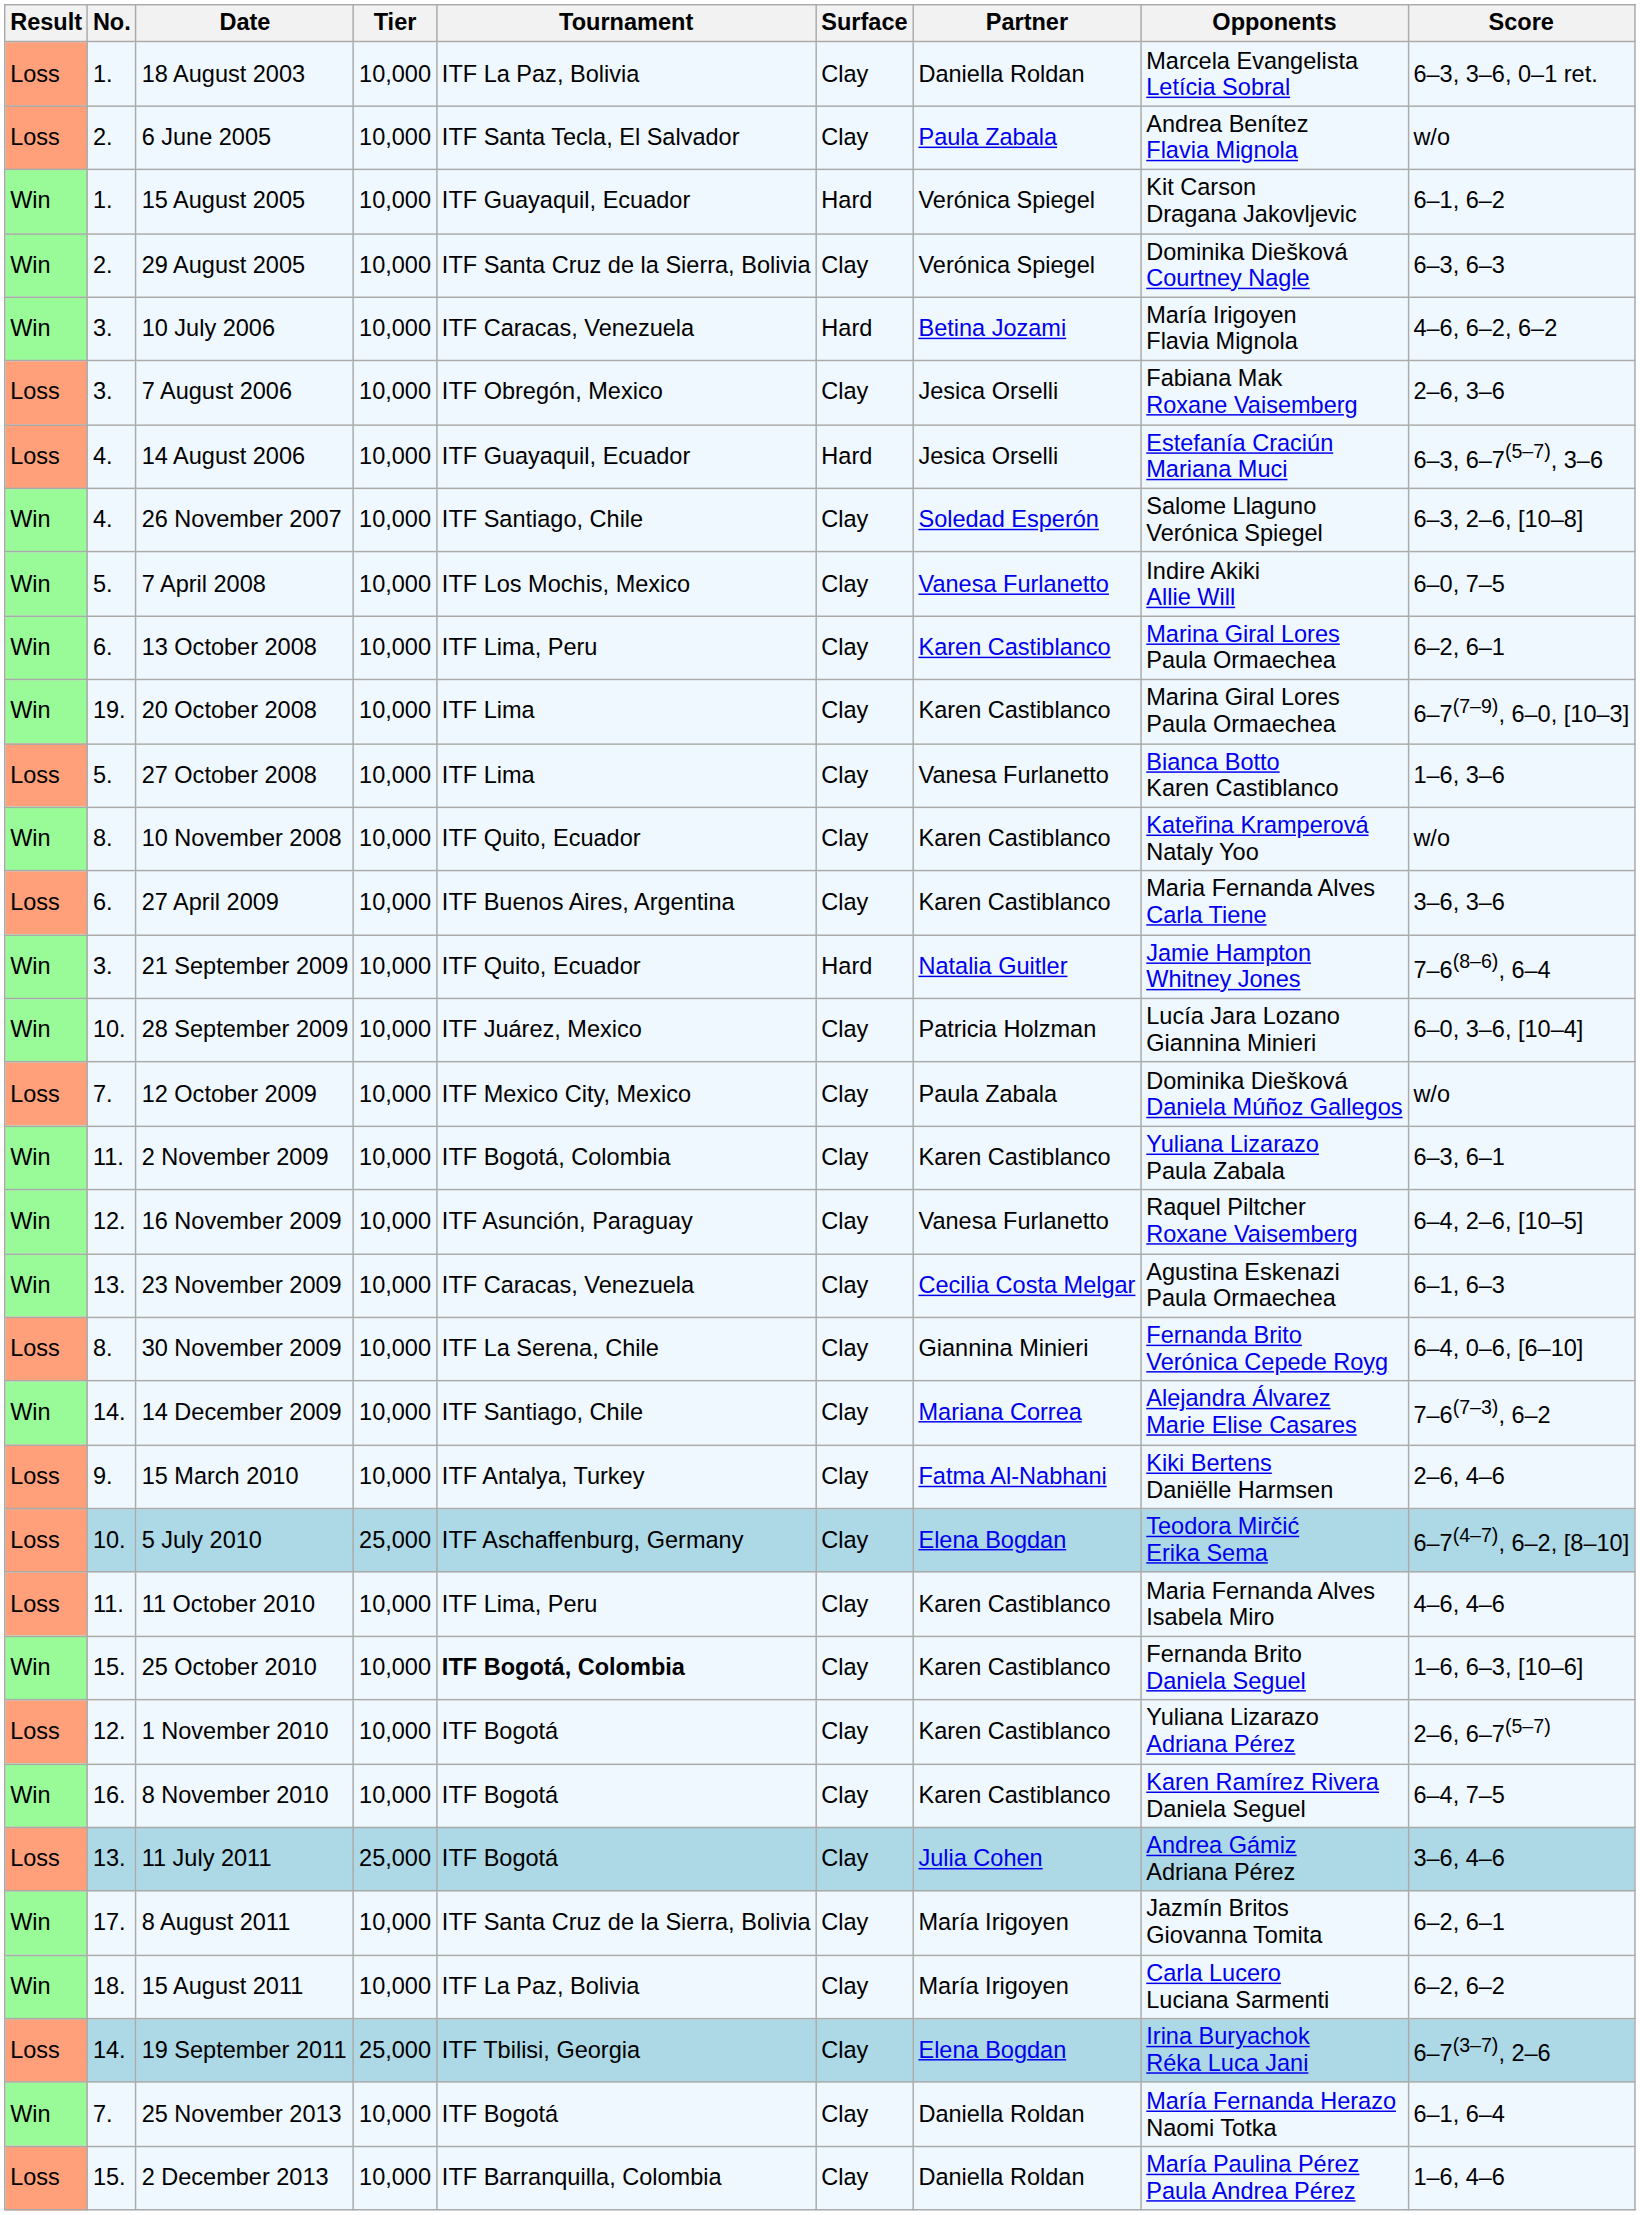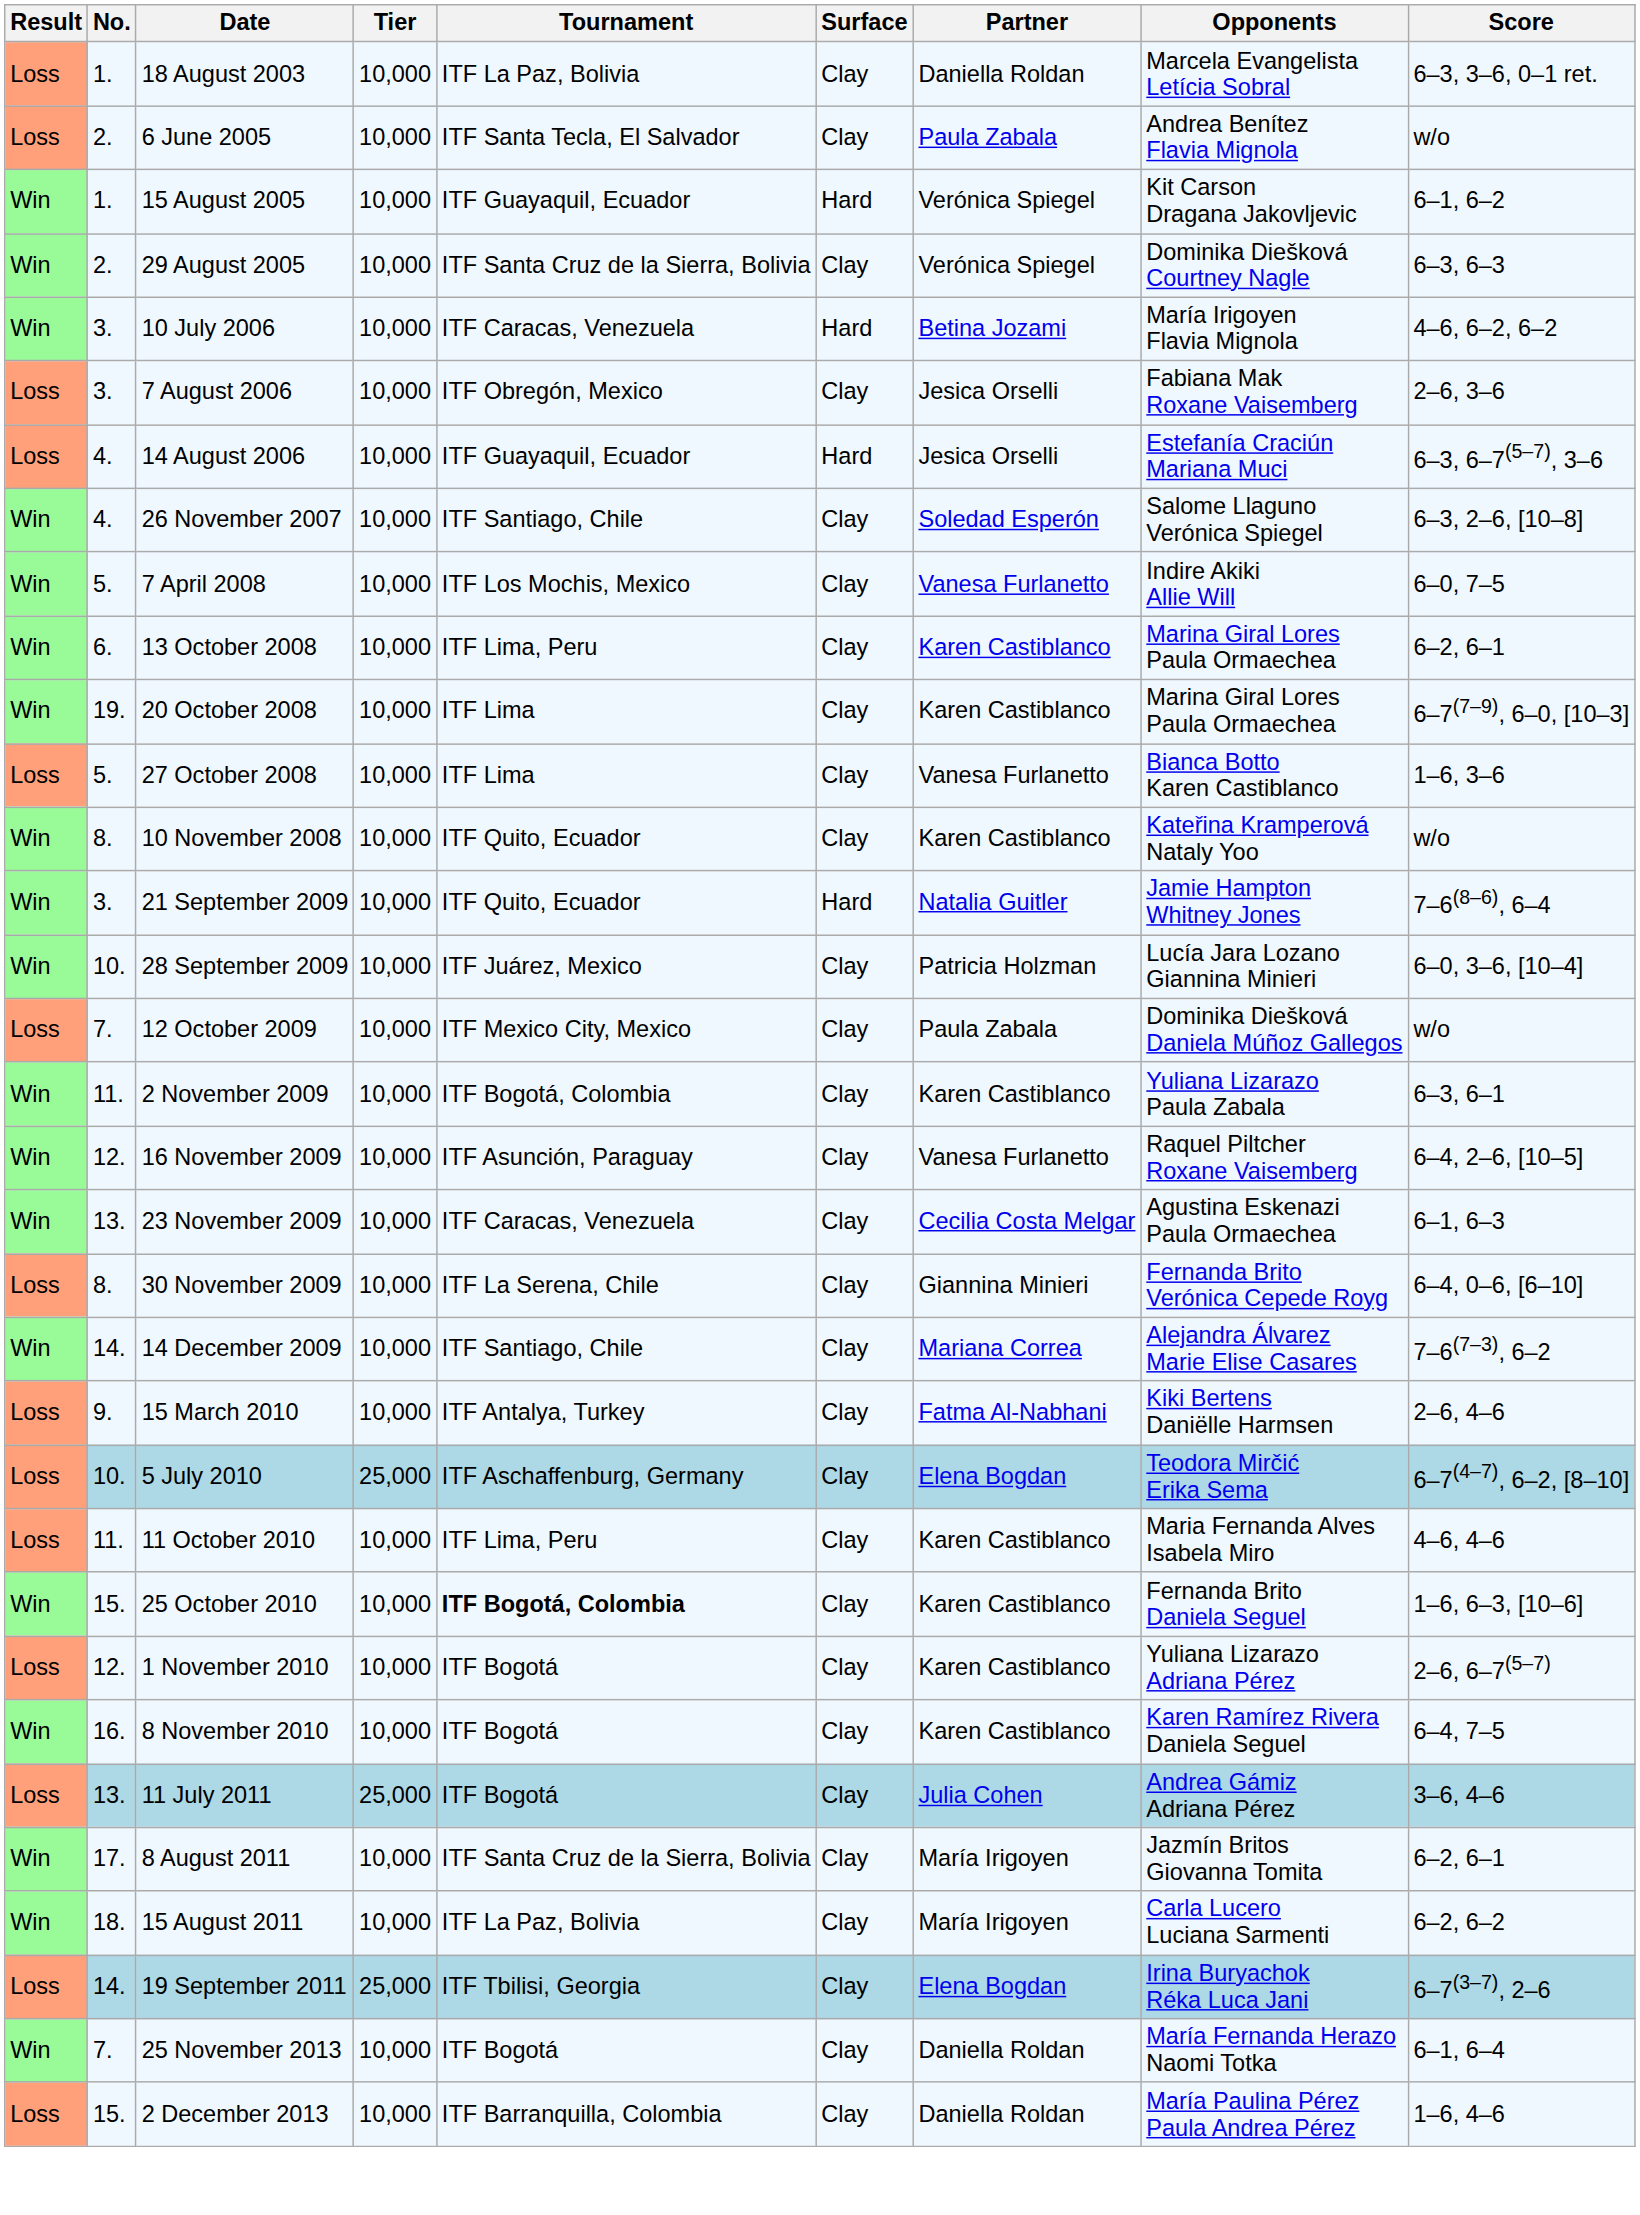- row: (210, 902)
